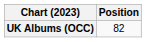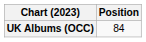(119, 28) 82 -> (119, 28) 84
